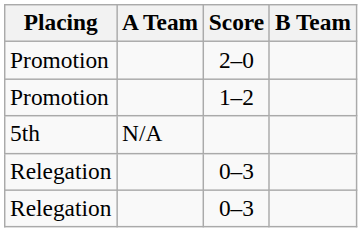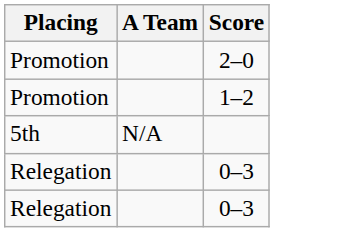- column: (313, 23)
